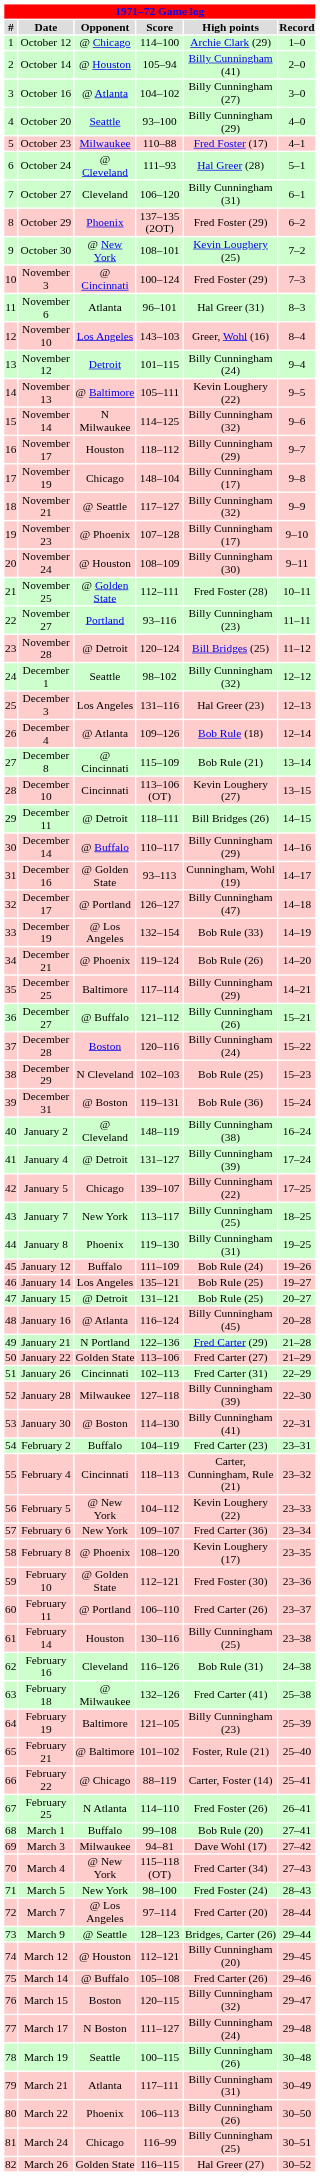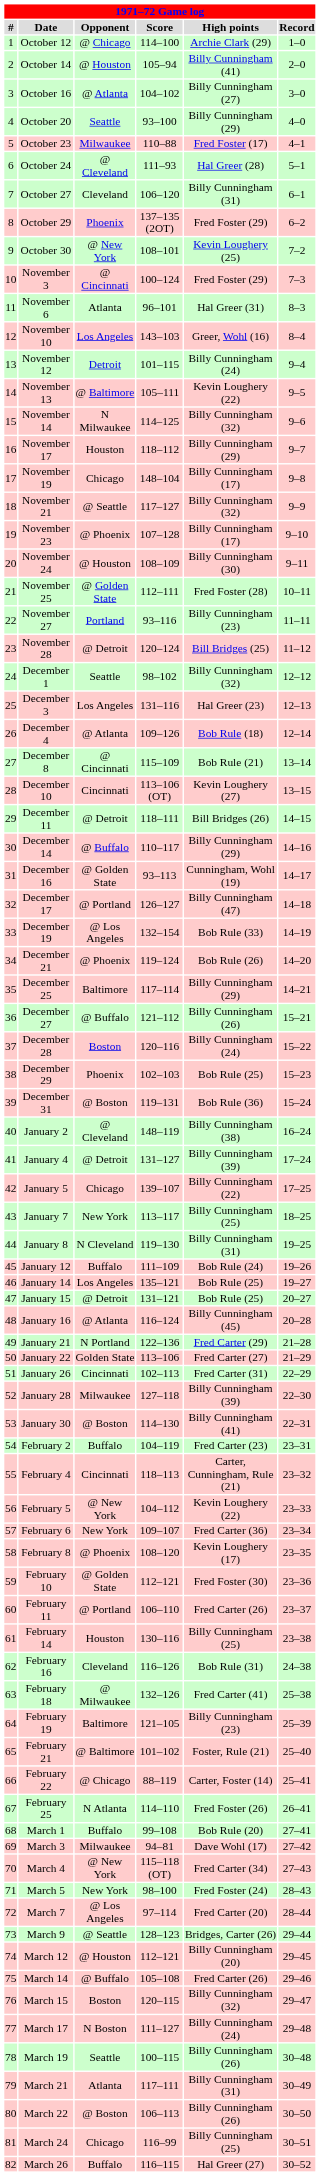(105, 1074) N Cleveland -> (105, 1074) Phoenix
(105, 1244) Phoenix -> (105, 1244) N Cleveland
(105, 2113) Phoenix -> (105, 2113) @ Boston
(105, 2164) Golden State -> (105, 2164) Buffalo
